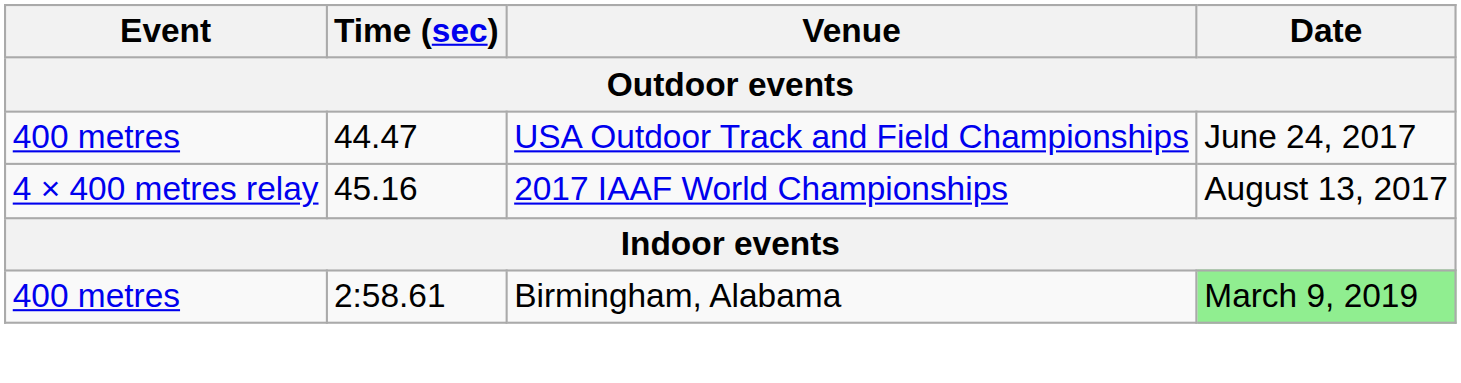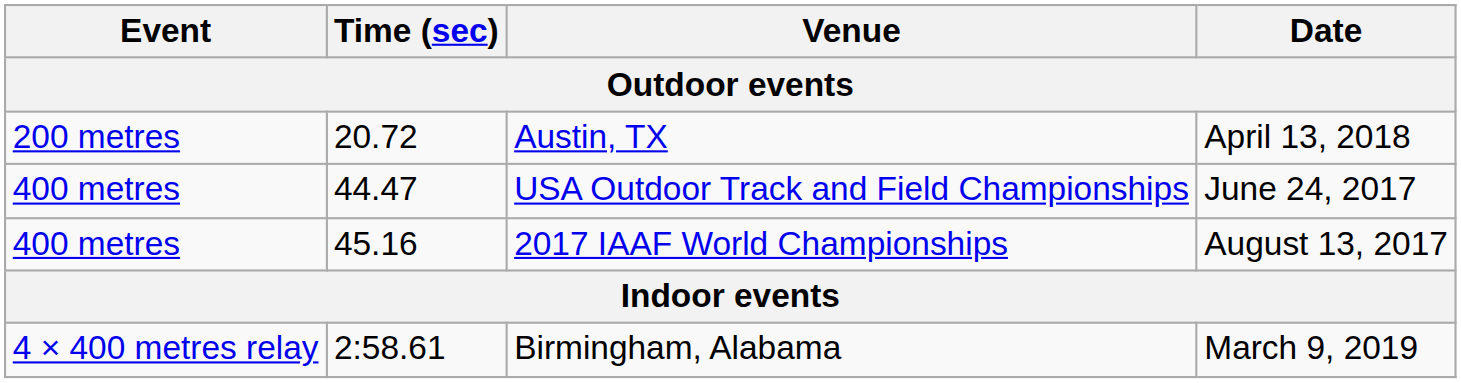+ row: (591, 137)
(166, 190) 4 × 400 metres relay -> (96, 243) 400 metres
(96, 296) 400 metres -> (166, 349) 4 × 400 metres relay
(1311, 296) lightgreen background -> (1311, 349) no background
